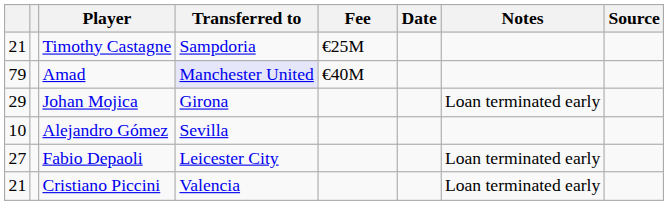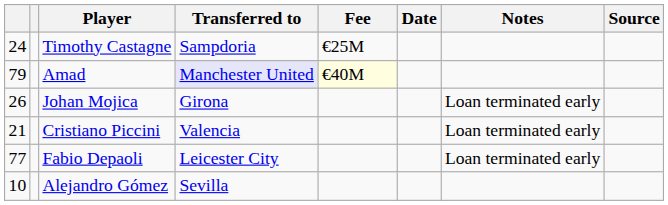(17, 46) 21 -> (17, 46) 24
(343, 74) no background -> (343, 74) lightyellow background
(17, 102) 29 -> (17, 102) 26
rows swapped: (101, 185) <-> (105, 130)
(17, 158) 27 -> (17, 158) 77
